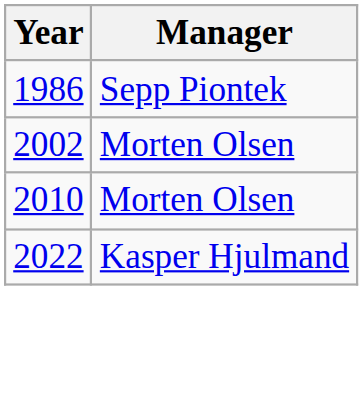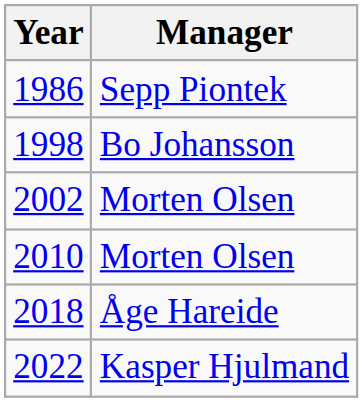+ row: (48, 144)
+ row: (48, 311)
